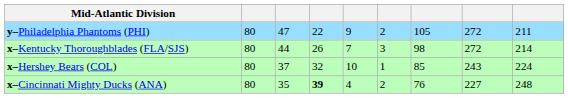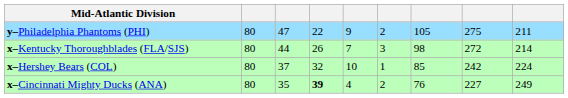(473, 31) 272 -> (473, 31) 275
(473, 66) 243 -> (473, 66) 242
(524, 84) 248 -> (524, 84) 249
